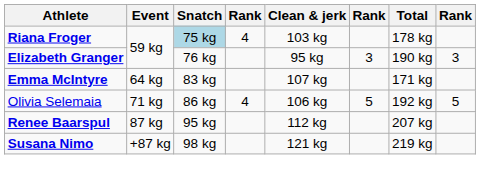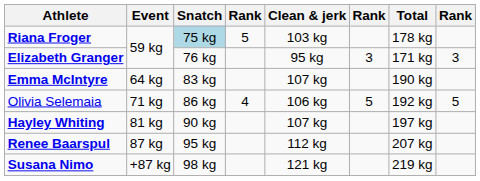(245, 37) 4 -> (245, 37) 5
(412, 58) 190 kg -> (412, 58) 171 kg
(412, 80) 171 kg -> (412, 80) 190 kg
+ row: (56, 122)
